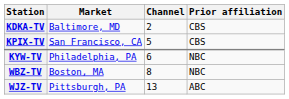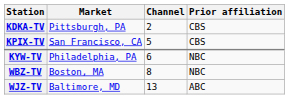(84, 27) Baltimore, MD -> (87, 27) Pittsburgh, PA
(87, 87) Pittsburgh, PA -> (84, 87) Baltimore, MD
